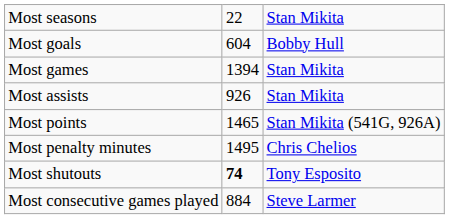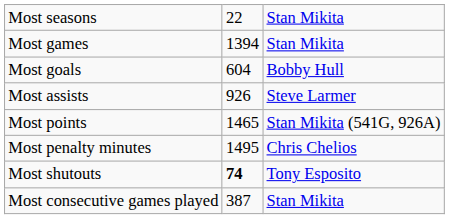rows swapped: (48, 69) <-> (45, 43)
(305, 95) Stan Mikita -> (311, 95) Steve Larmer
(238, 200) 884 -> (238, 200) 387
(311, 200) Steve Larmer -> (305, 200) Stan Mikita
